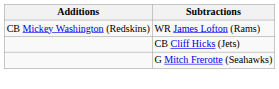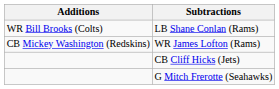+ row: (206, 28)
